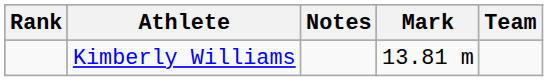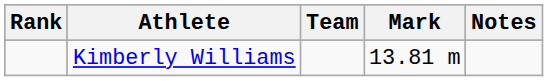columns swapped: (510, 23) <-> (339, 23)
